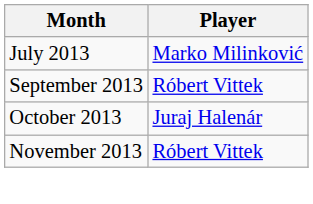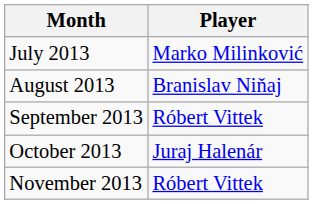+ row: (62, 85)
